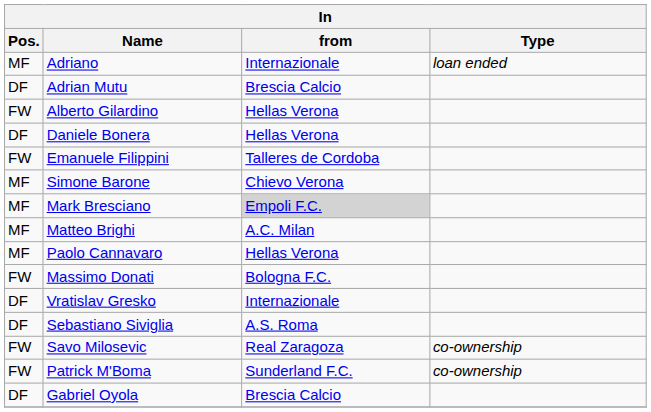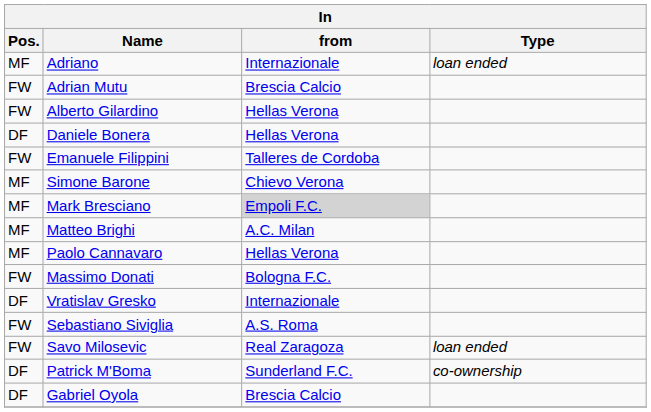(18, 88) DF -> (20, 88) FW
(18, 324) DF -> (20, 324) FW
(477, 348) co-ownership -> (470, 348) loan ended
(20, 372) FW -> (18, 372) DF
